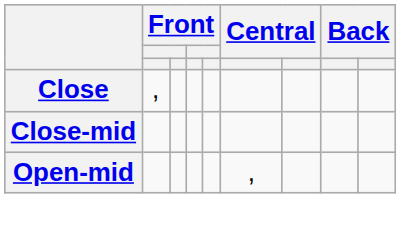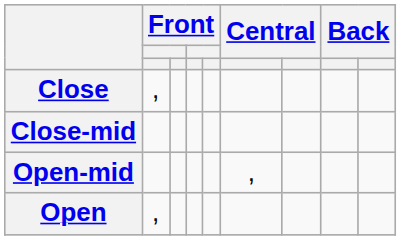+ row: (73, 213)
